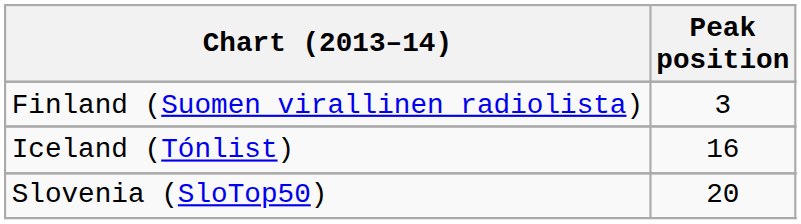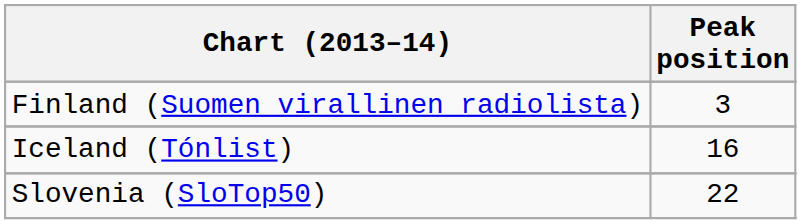(723, 195) 20 -> (723, 195) 22
